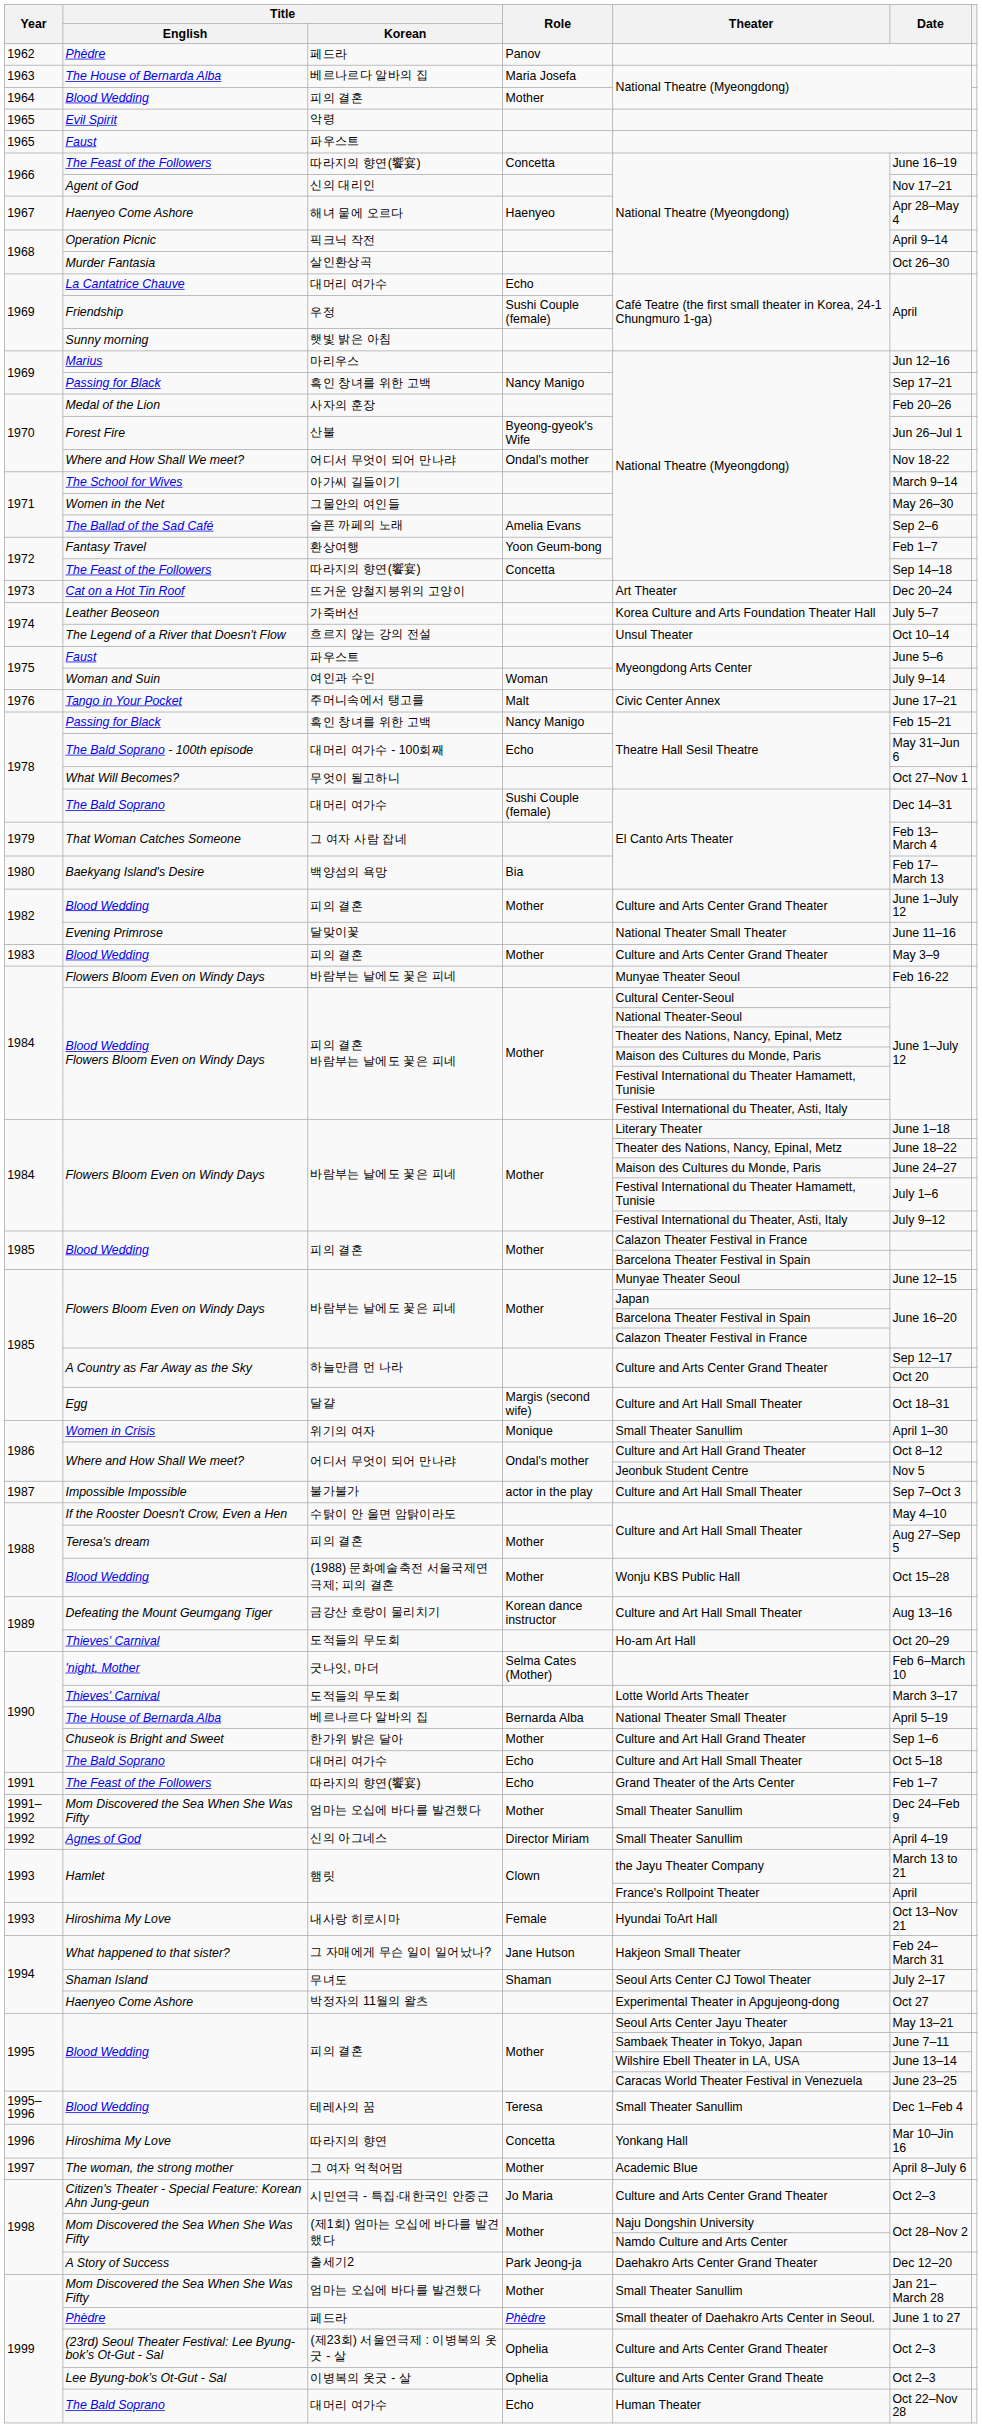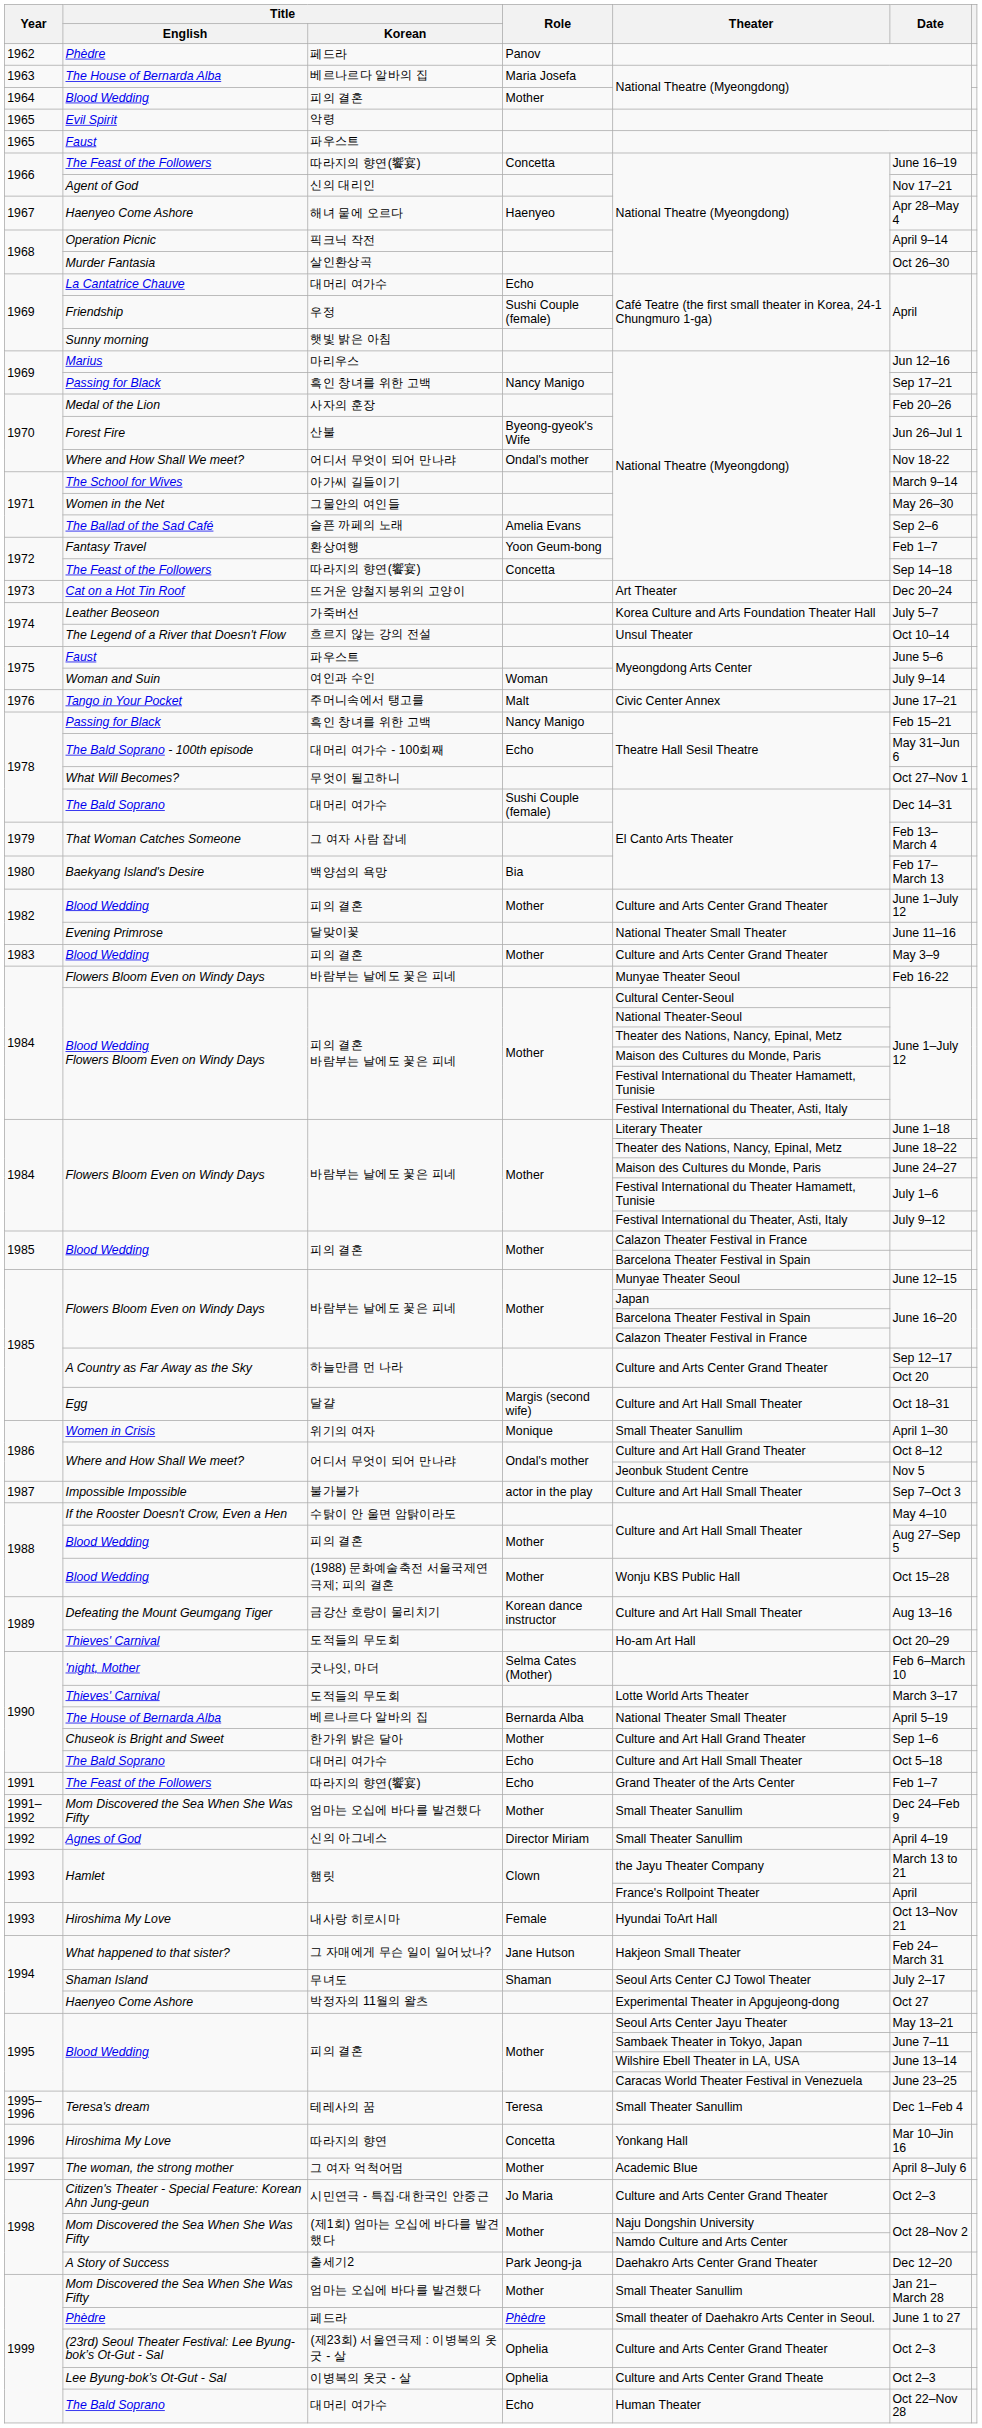(108, 1541) Teresa's dream -> (107, 1541) Blood Wedding
(107, 2107) Blood Wedding -> (108, 2107) Teresa's dream
